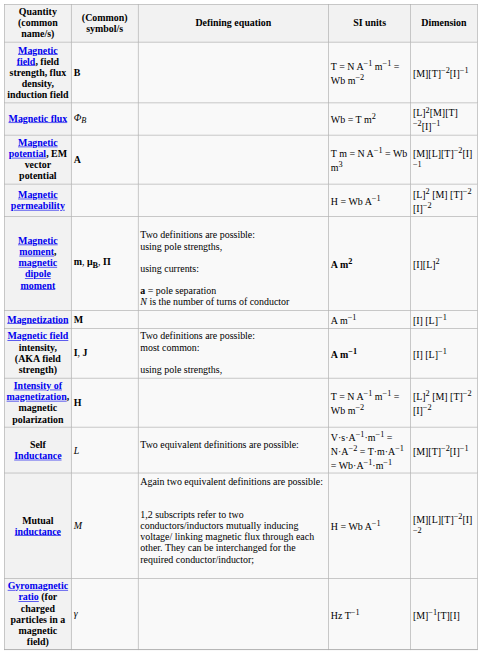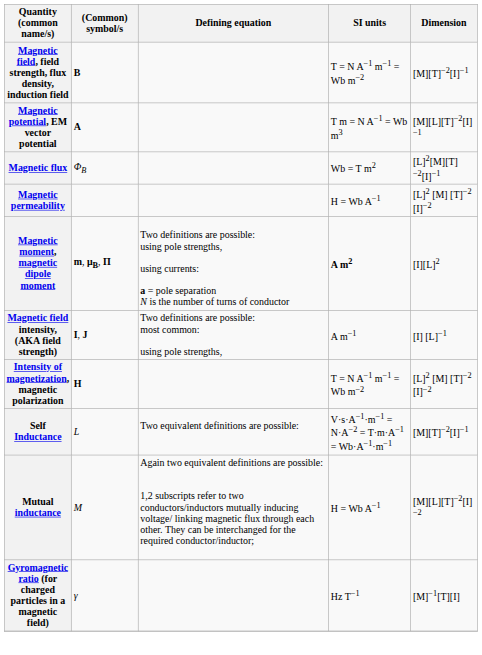rows swapped: (38, 159) <-> (38, 119)
- row: (38, 319)
(344, 353) bold -> (344, 335) normal
